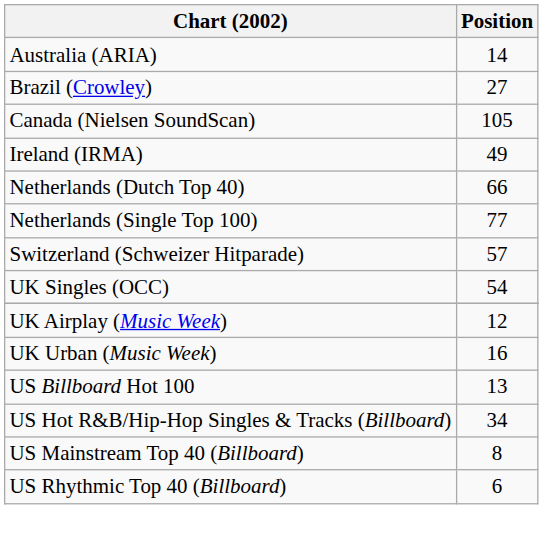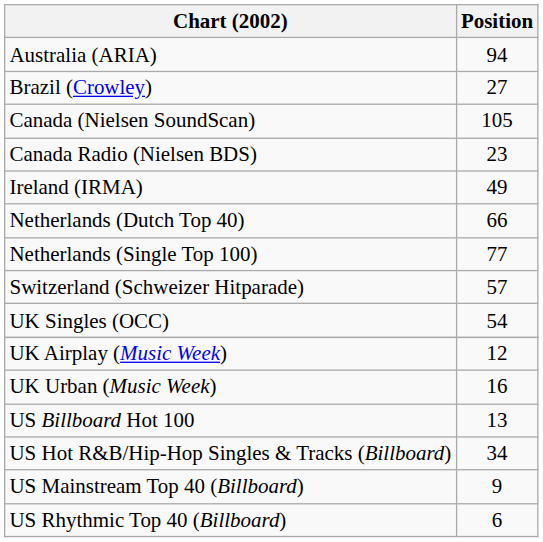(497, 54) 14 -> (497, 54) 94
+ row: (133, 154)
(497, 453) 8 -> (497, 486) 9
